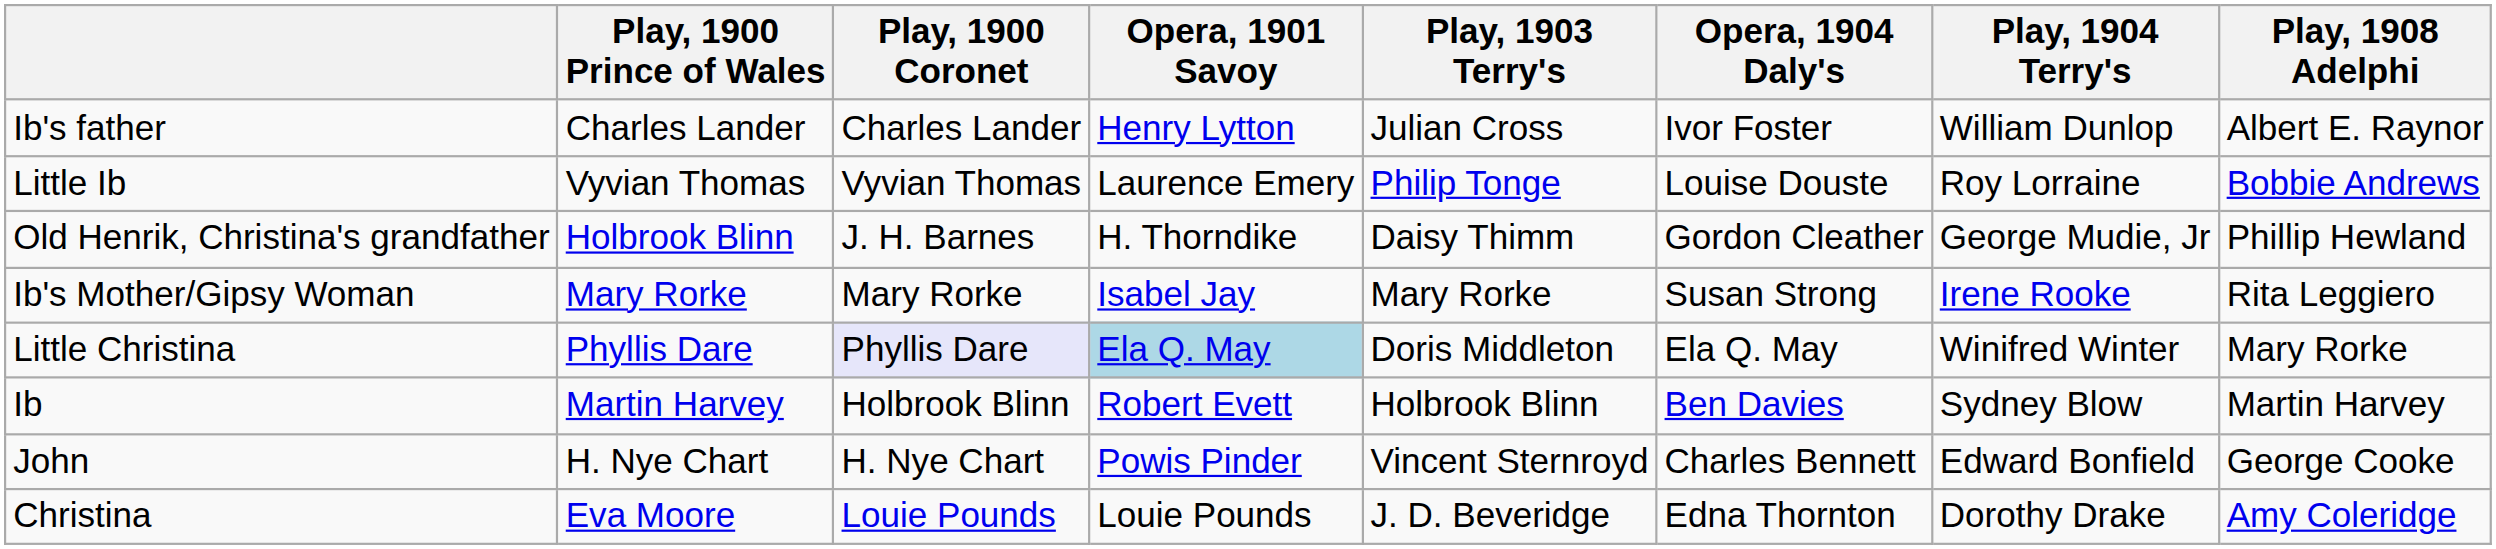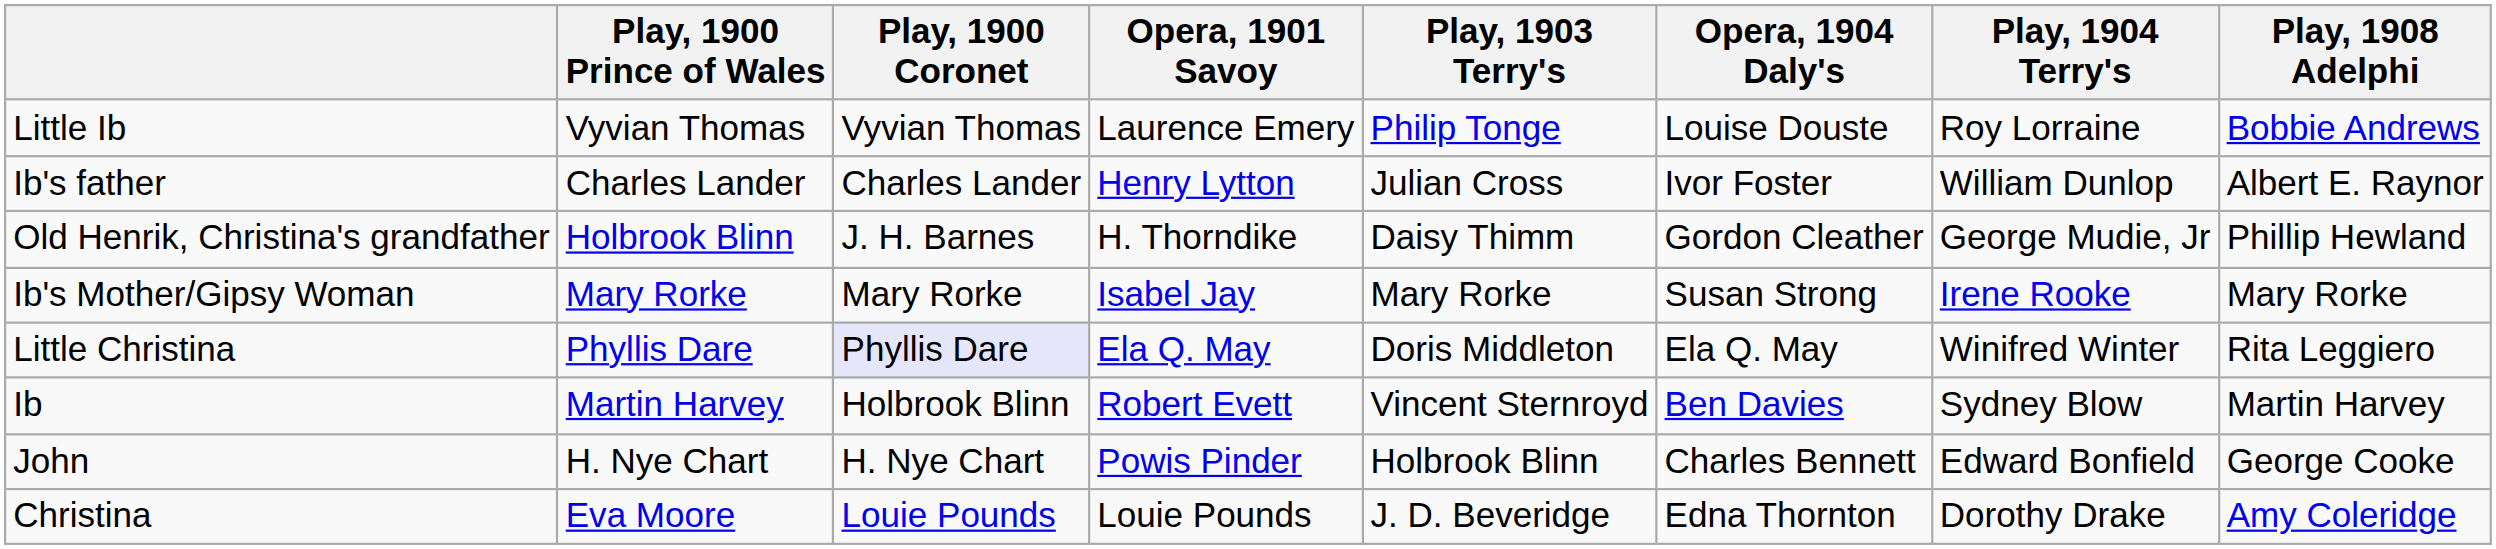rows swapped: (90, 127) <-> (70, 182)
(2331, 293) Rita Leggiero -> (2317, 293) Mary Rorke
(1184, 349) lightblue background -> (1184, 349) no background
(2317, 349) Mary Rorke -> (2331, 349) Rita Leggiero
(1484, 405) Holbrook Blinn -> (1509, 405) Vincent Sternroyd
(1509, 460) Vincent Sternroyd -> (1484, 460) Holbrook Blinn
